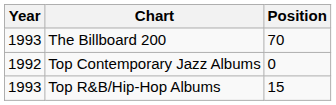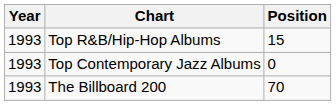rows swapped: (107, 40) <-> (134, 87)
(25, 64) 1992 -> (25, 64) 1993
